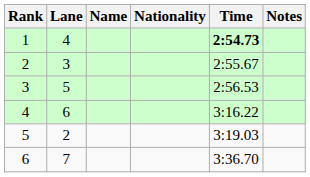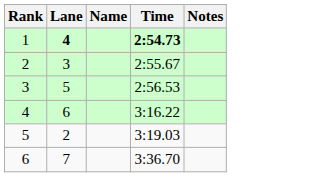- column: (170, 16)
(66, 40) normal -> (66, 40) bold
